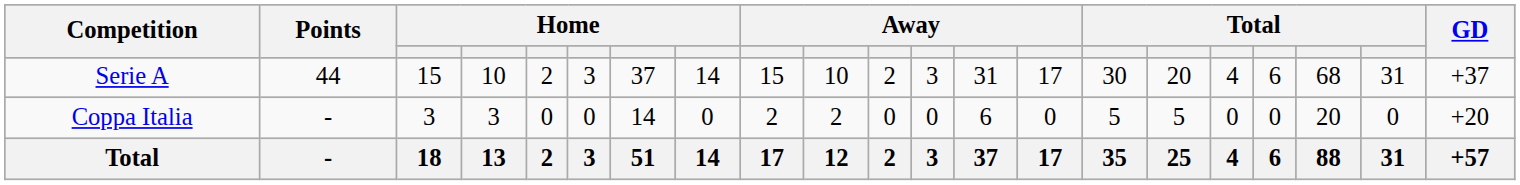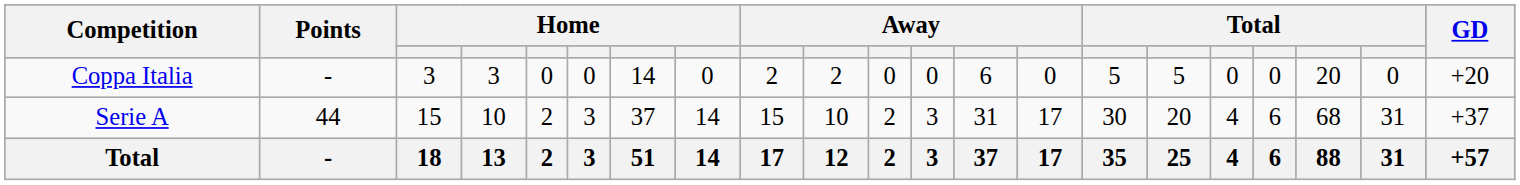rows swapped: (132, 76) <-> (132, 117)
